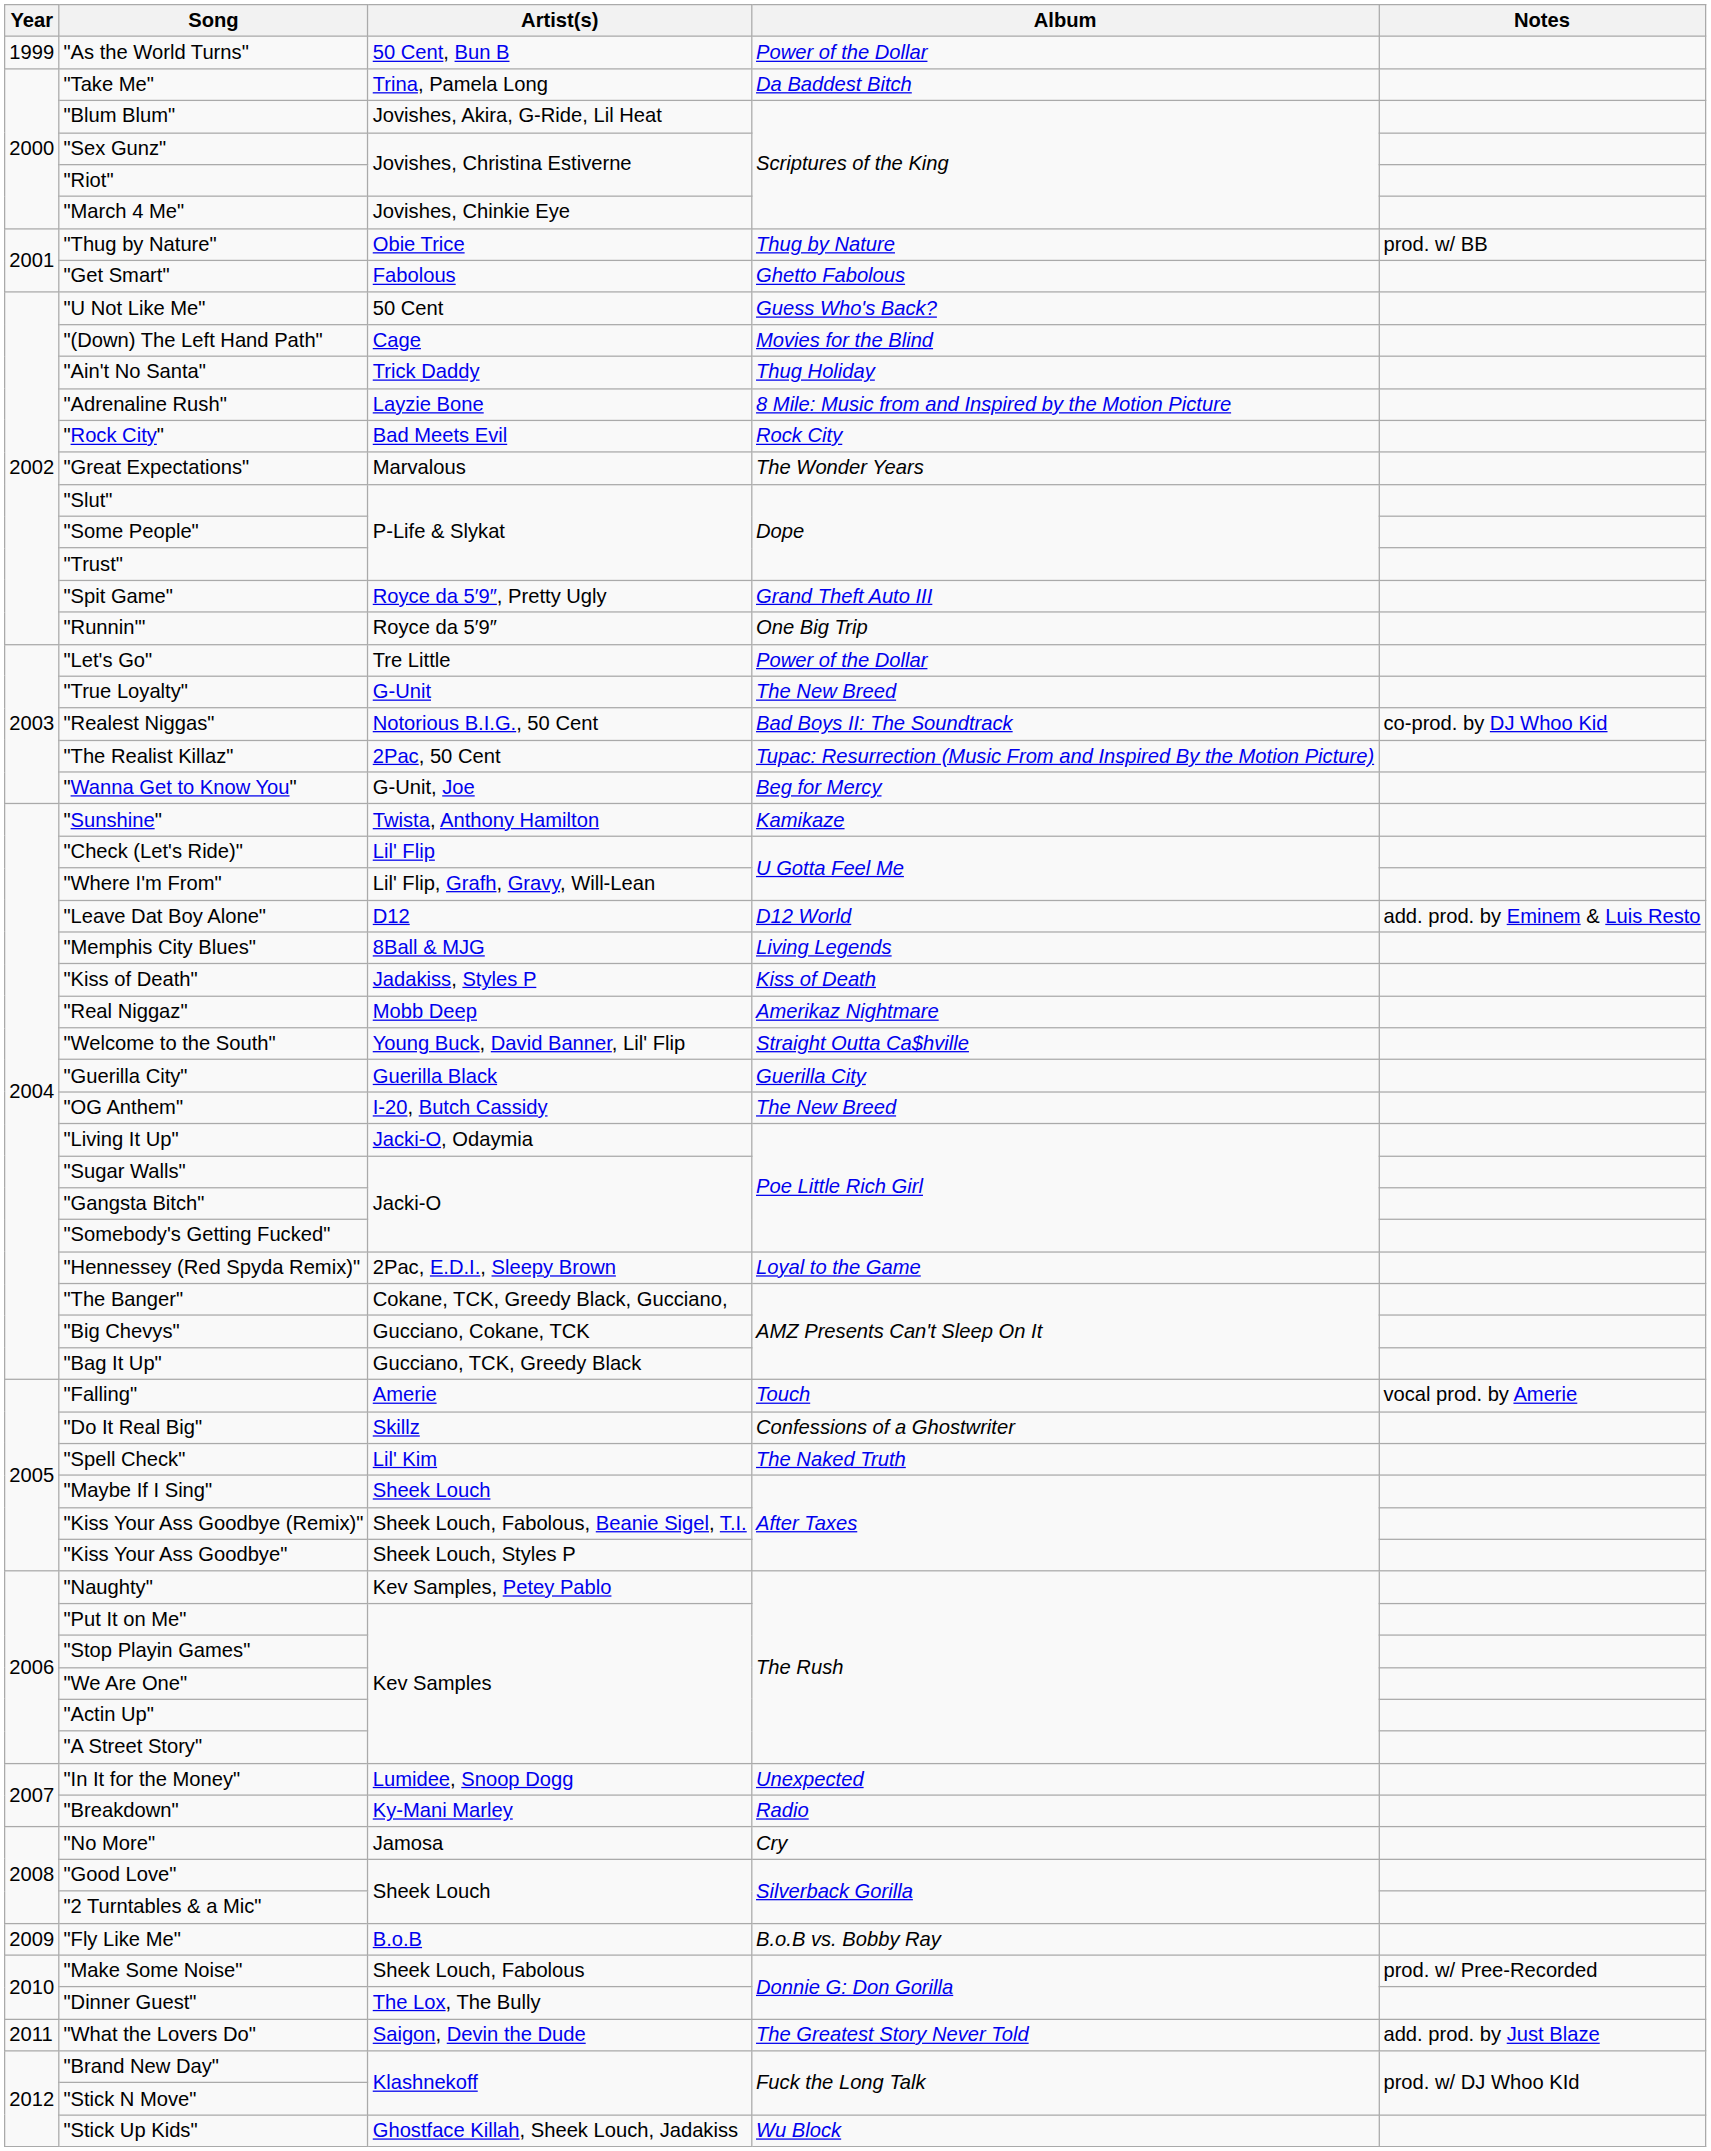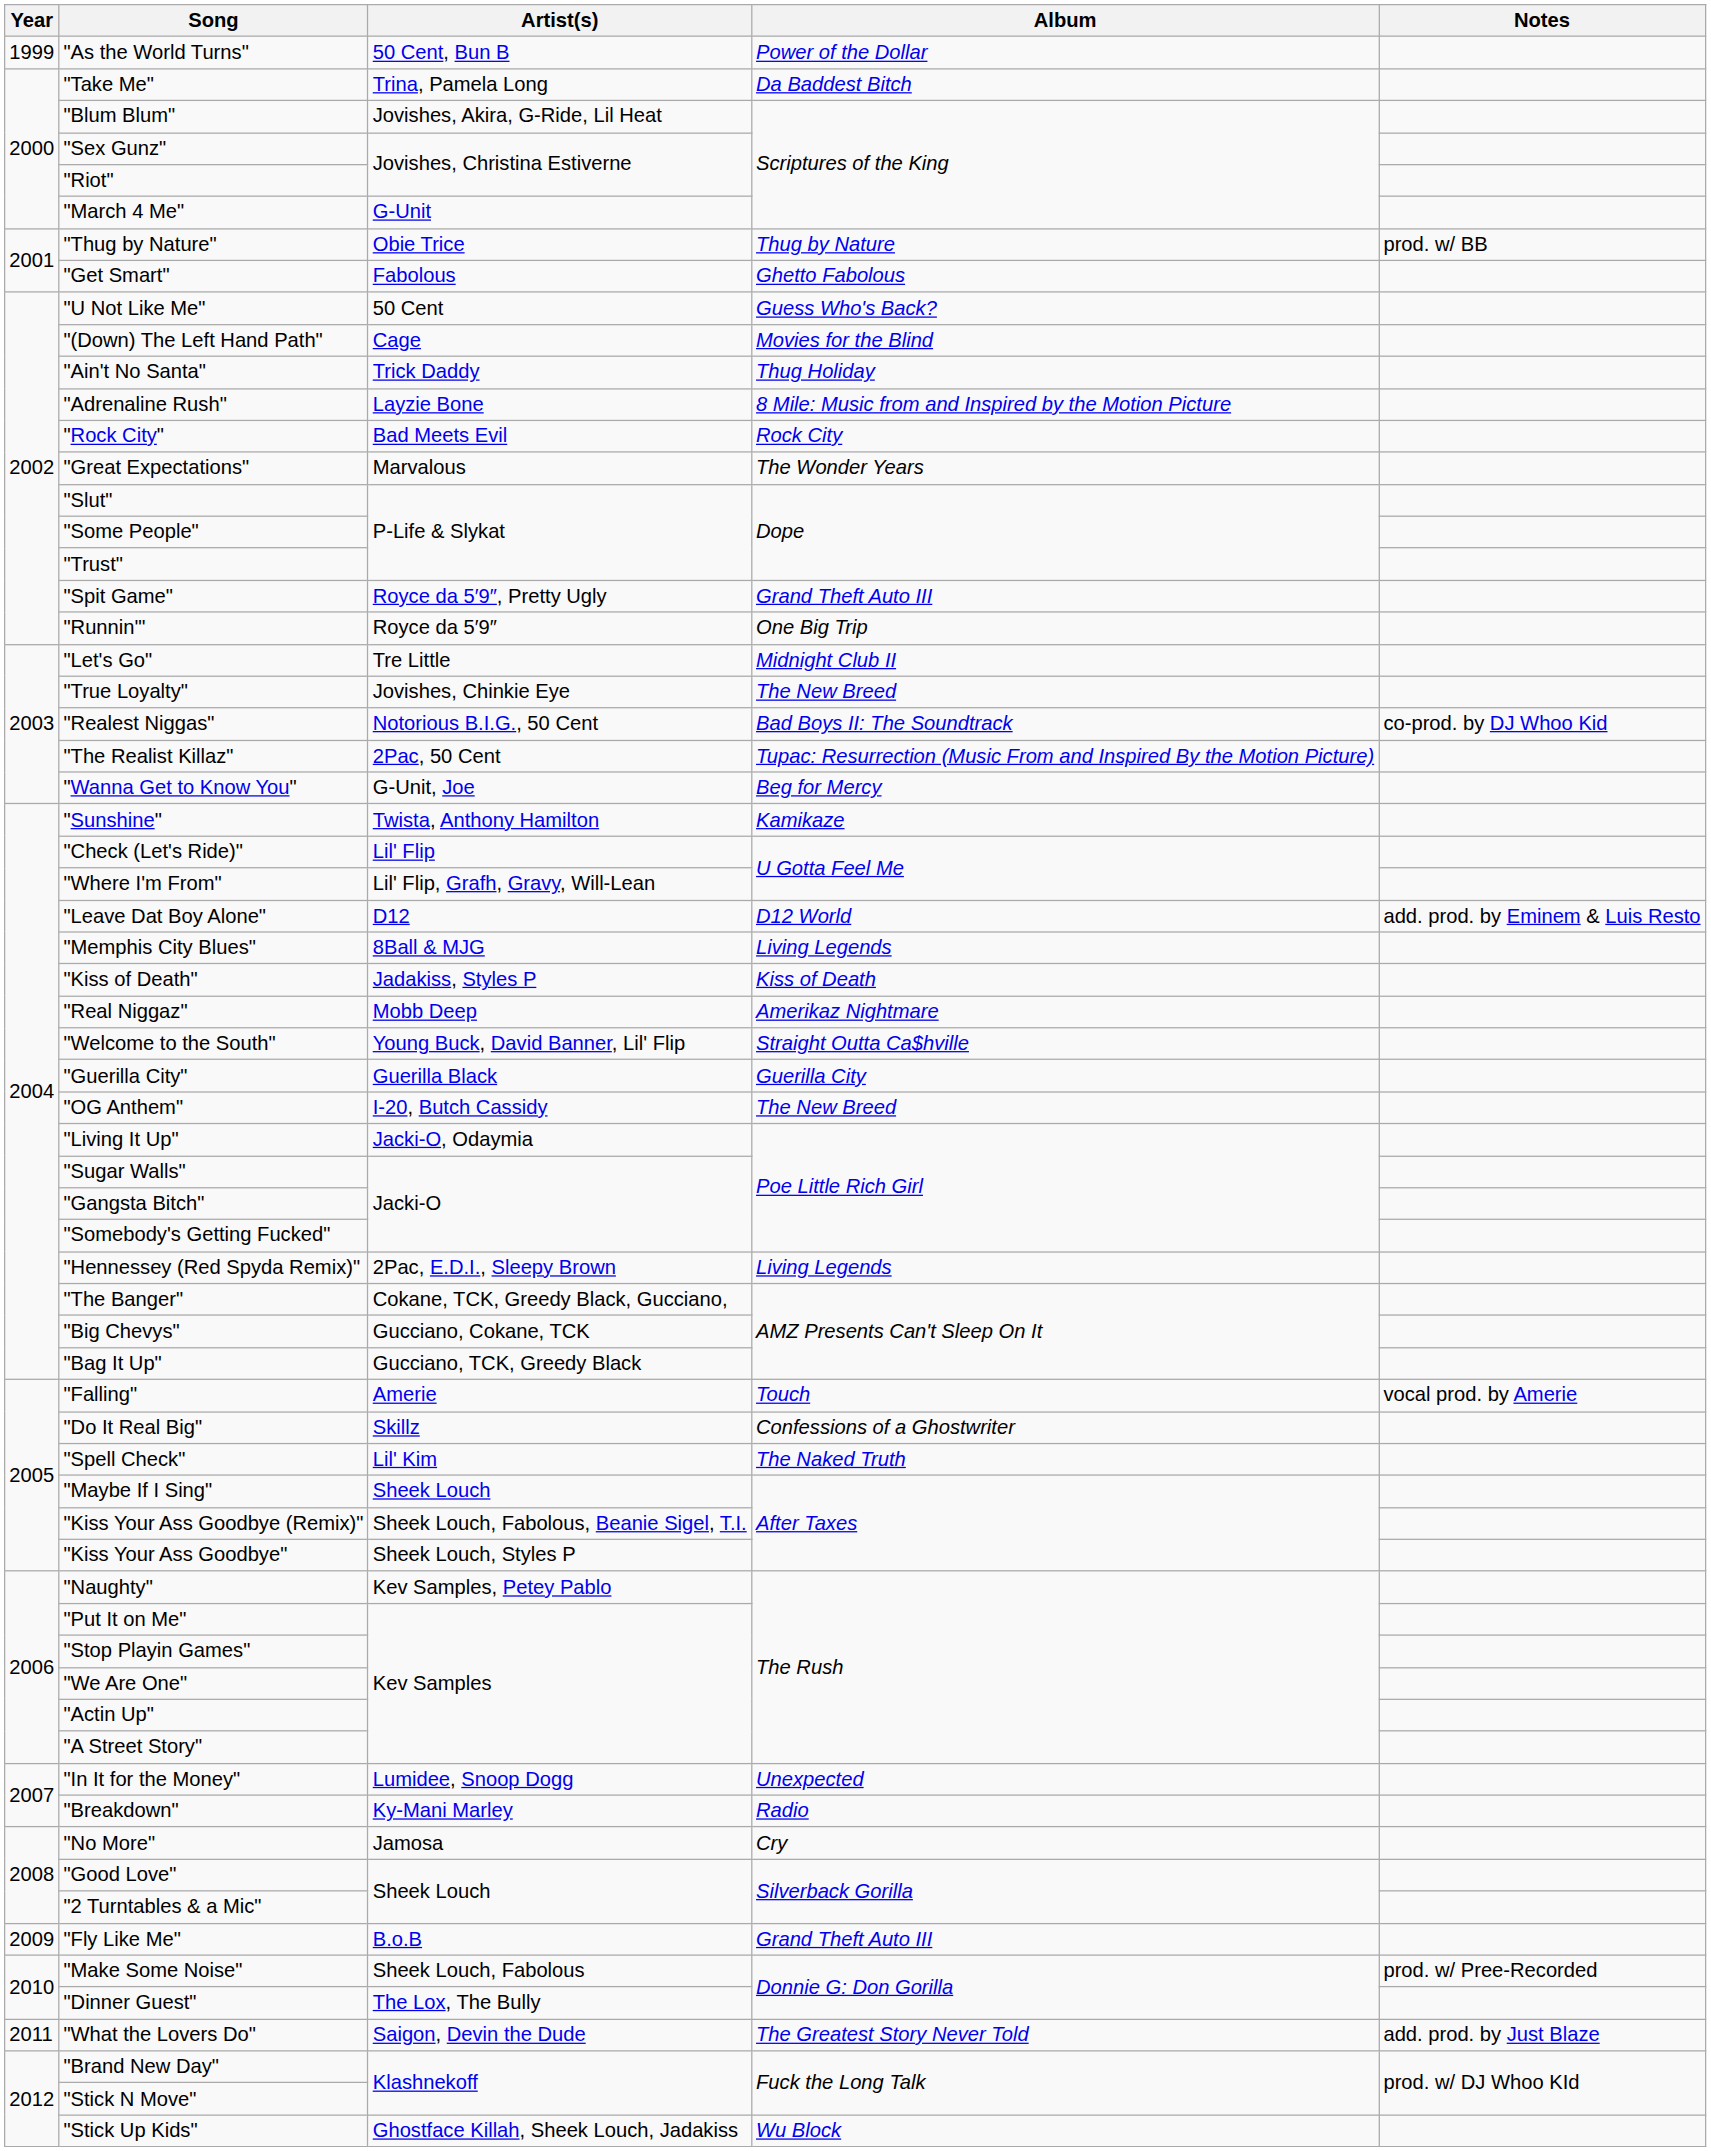(471, 212) Jovishes, Chinkie Eye -> (402, 212) G-Unit
(842, 659) Power of the Dollar -> (826, 659) Midnight Club II
(402, 691) G-Unit -> (471, 691) Jovishes, Chinkie Eye
(838, 1267) Loyal to the Game -> (824, 1267) Living Legends
(848, 1938) B.o.B vs. Bobby Ray -> (844, 1938) Grand Theft Auto III
